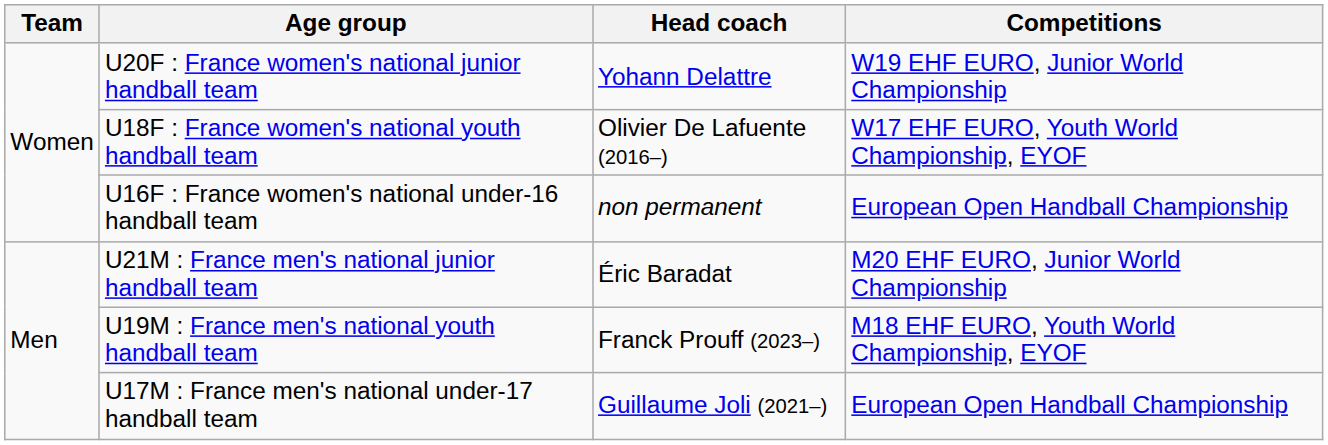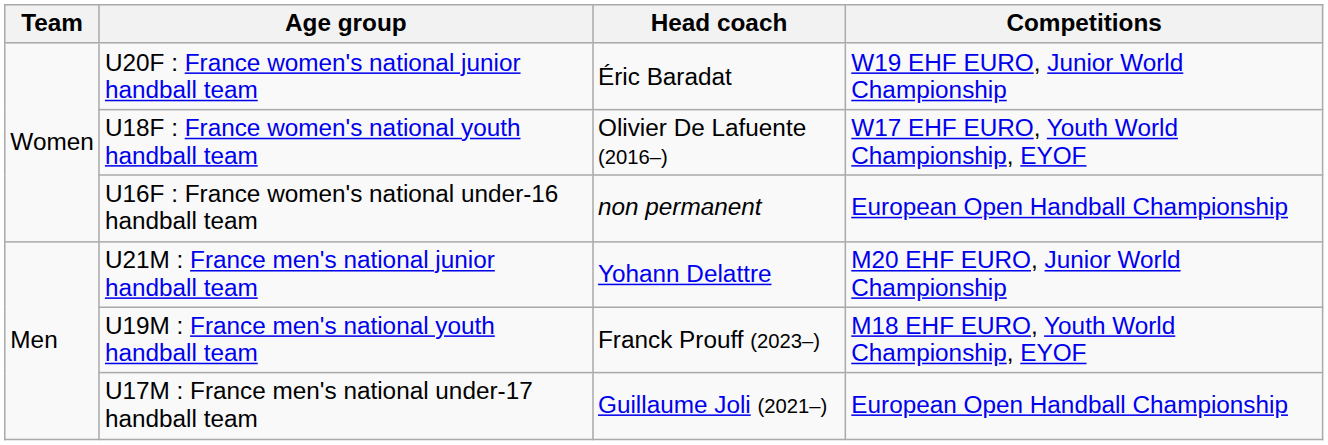(685, 76) Yohann Delattre -> (665, 76) Éric Baradat
(665, 273) Éric Baradat -> (685, 273) Yohann Delattre
